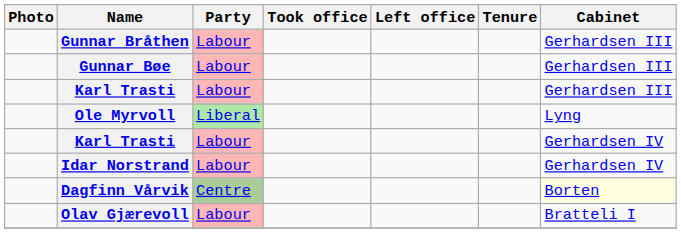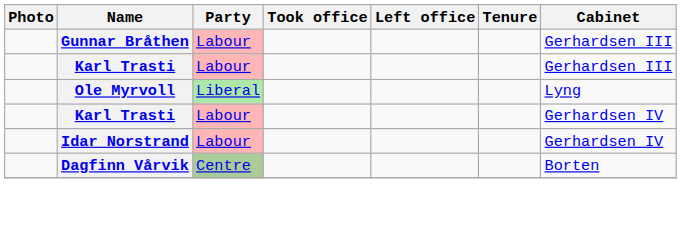- row: (125, 67)
(572, 191) lightyellow background -> (572, 166) no background
- row: (125, 215)
